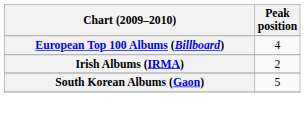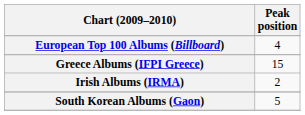+ row: (130, 63)
